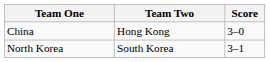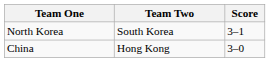rows swapped: (35, 48) <-> (20, 31)
